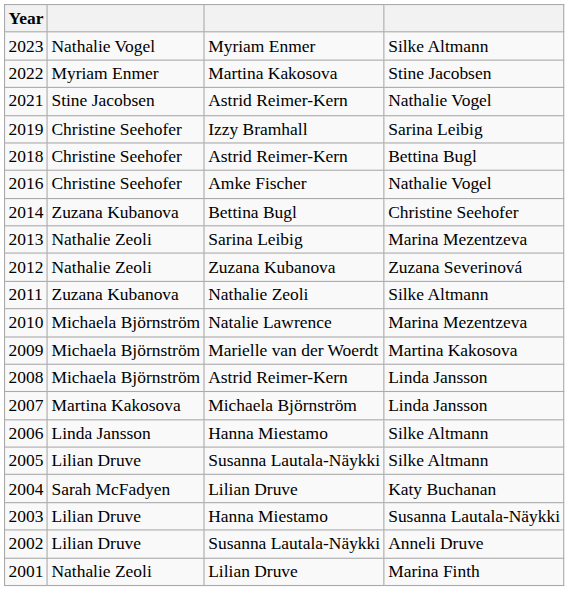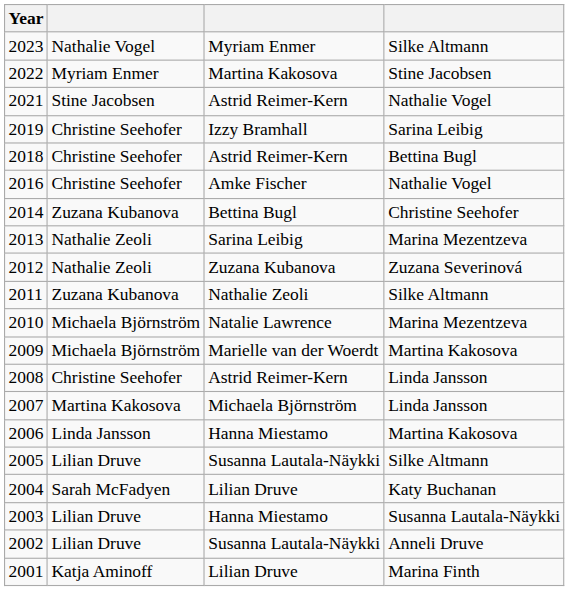(126, 377) Michaela Björnström -> (117, 377) Christine Seehofer
(438, 433) Silke Altmann -> (453, 433) Martina Kakosova
(102, 571) Nathalie Zeoli -> (102, 571) Katja Aminoff
